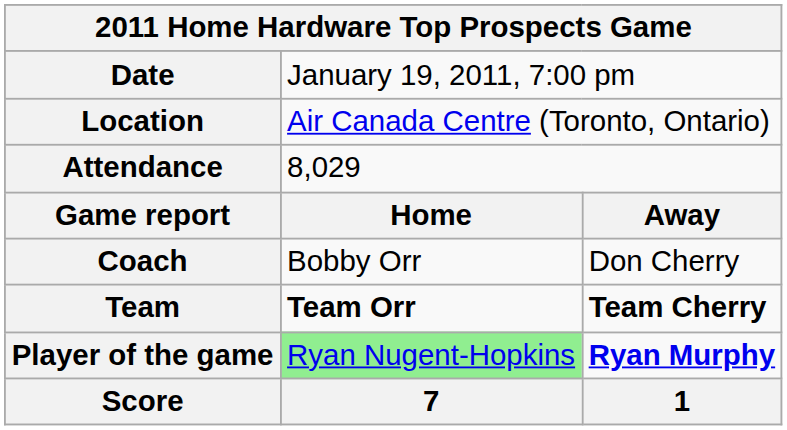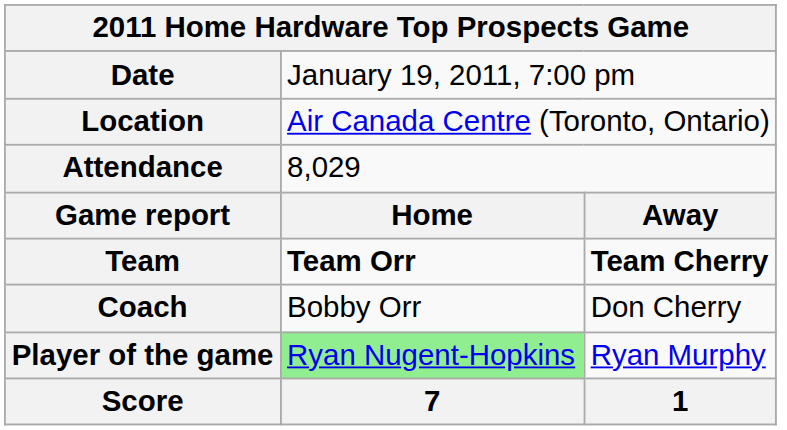rows swapped: (143, 307) <-> (143, 261)
(682, 354) bold -> (678, 354) normal
